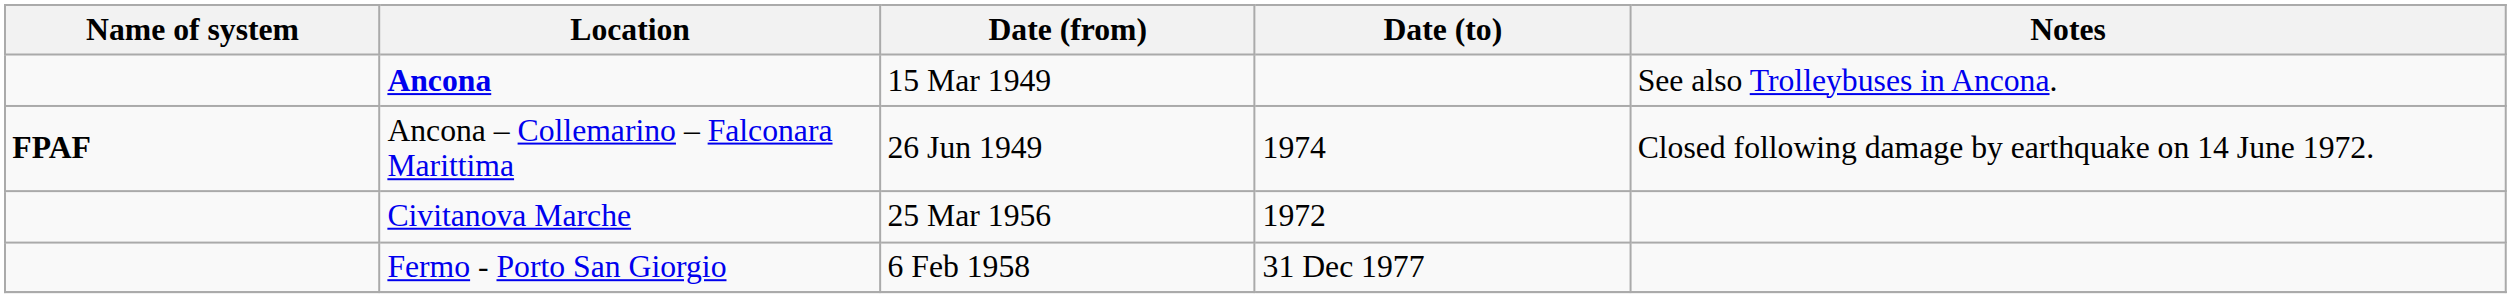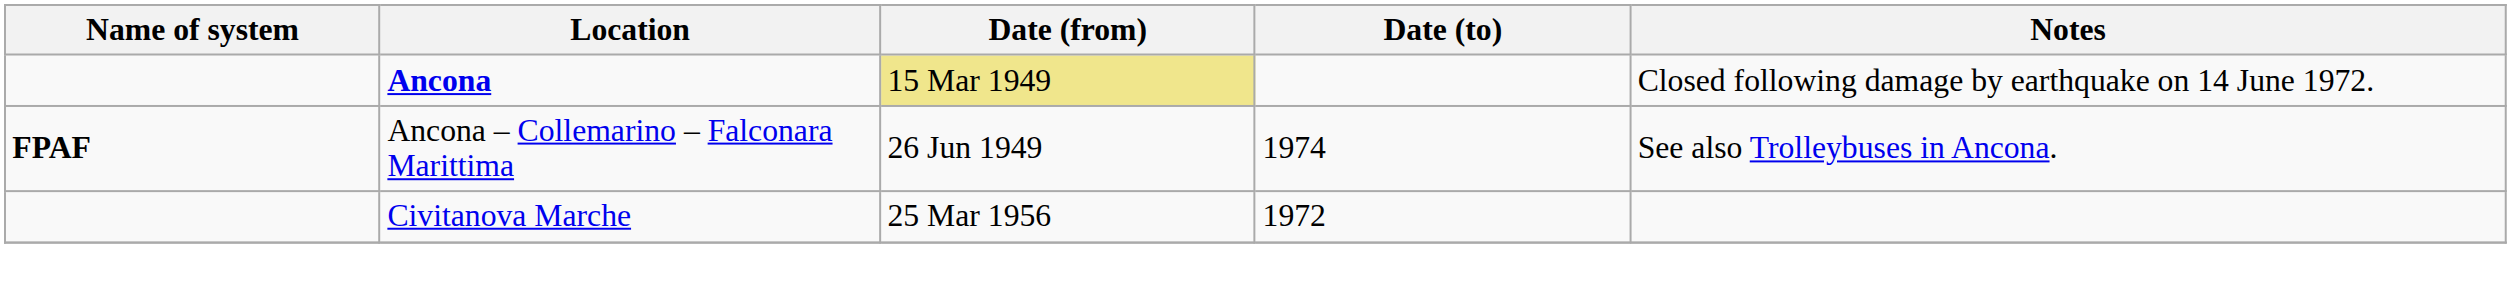(969, 79) no background -> (969, 79) khaki background
(1848, 79) See also Trolleybuses in Ancona. -> (2006, 79) Closed following damage by earthquake on 14 June 1972.
(2006, 147) Closed following damage by earthquake on 14 June 1972. -> (1848, 147) See also Trolleybuses in Ancona.
- row: (557, 266)
